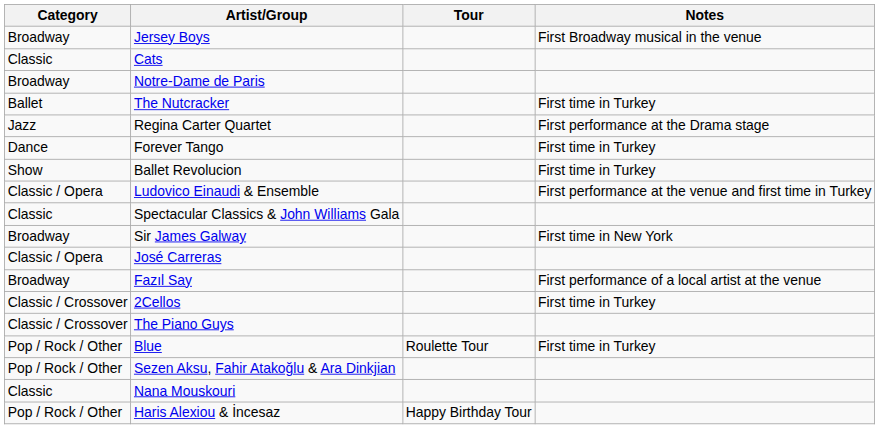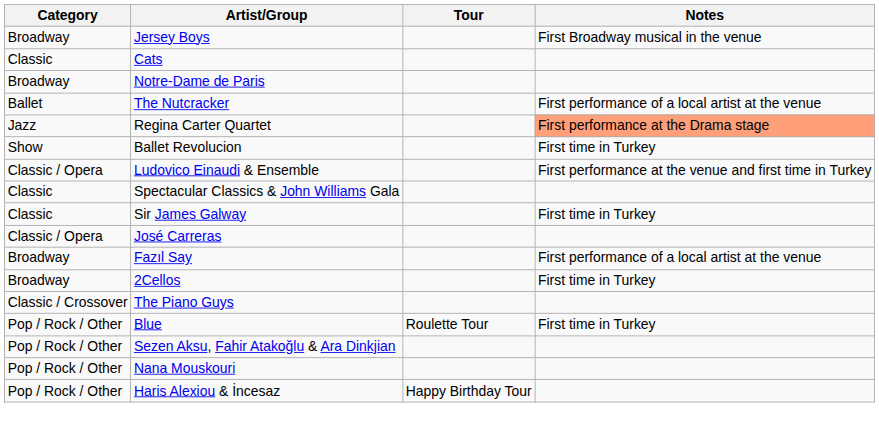(597, 103) First time in Turkey -> (680, 103) First performance of a local artist at the venue
(654, 125) no background -> (654, 125) lightsalmon background
- row: (179, 147)
(39, 236) Broadway -> (30, 214) Classic
(605, 236) First time in New York -> (597, 214) First time in Turkey
(68, 302) Classic / Crossover -> (39, 280) Broadway
(30, 390) Classic -> (65, 368) Pop / Rock / Other
